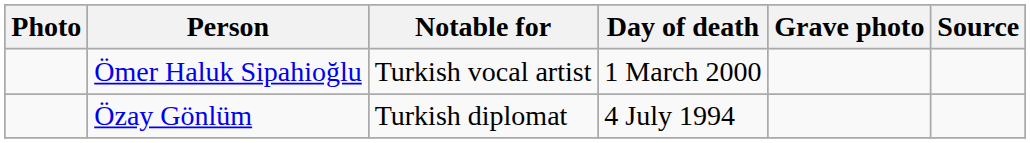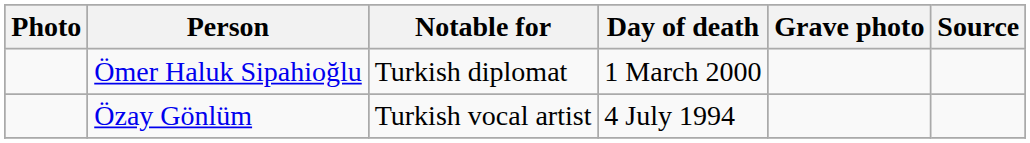(483, 71) Turkish vocal artist -> (471, 71) Turkish diplomat
(471, 115) Turkish diplomat -> (483, 115) Turkish vocal artist
